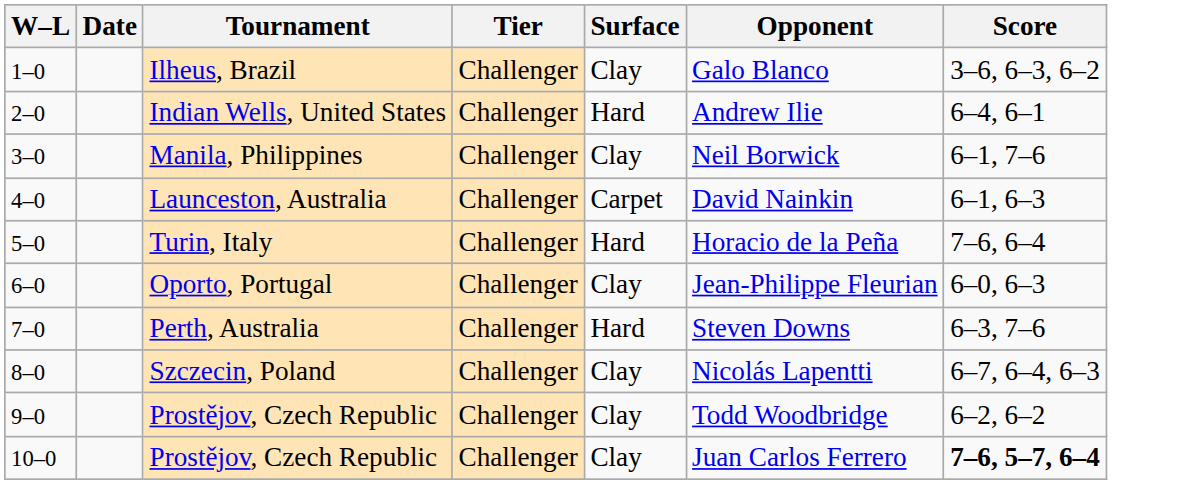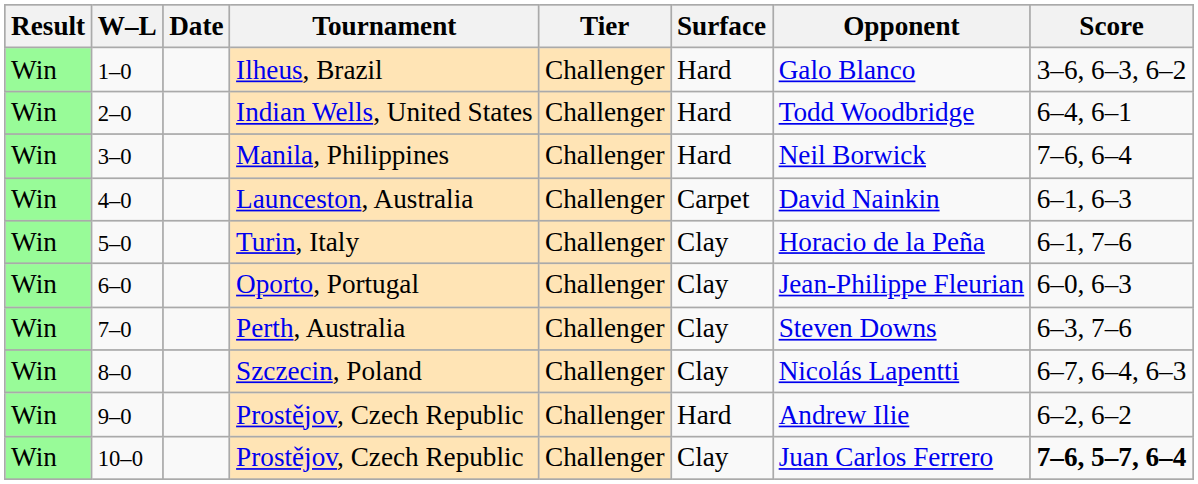+ column: (48, 26)
(616, 69) Clay -> (704, 69) Hard
(757, 112) Andrew Ilie -> (876, 112) Todd Woodbridge
(616, 155) Clay -> (704, 155) Hard
(998, 155) 6–1, 7–6 -> (1084, 155) 7–6, 6–4
(618, 241) Hard -> (703, 241) Clay
(998, 241) 7–6, 6–4 -> (1084, 241) 6–1, 7–6
(618, 328) Hard -> (703, 328) Clay
(616, 414) Clay -> (704, 414) Hard
(790, 414) Todd Woodbridge -> (844, 414) Andrew Ilie
